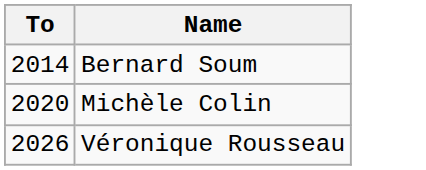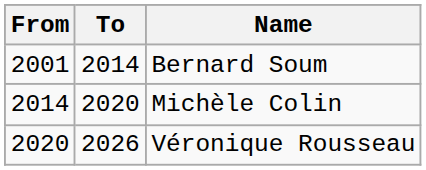+ column: (40, 25)
